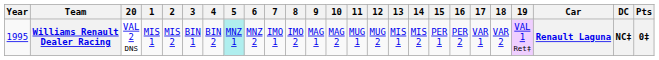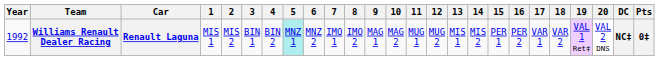columns swapped: (573, 12) <-> (131, 12)
(17, 37) 1995 -> (17, 37) 1992
